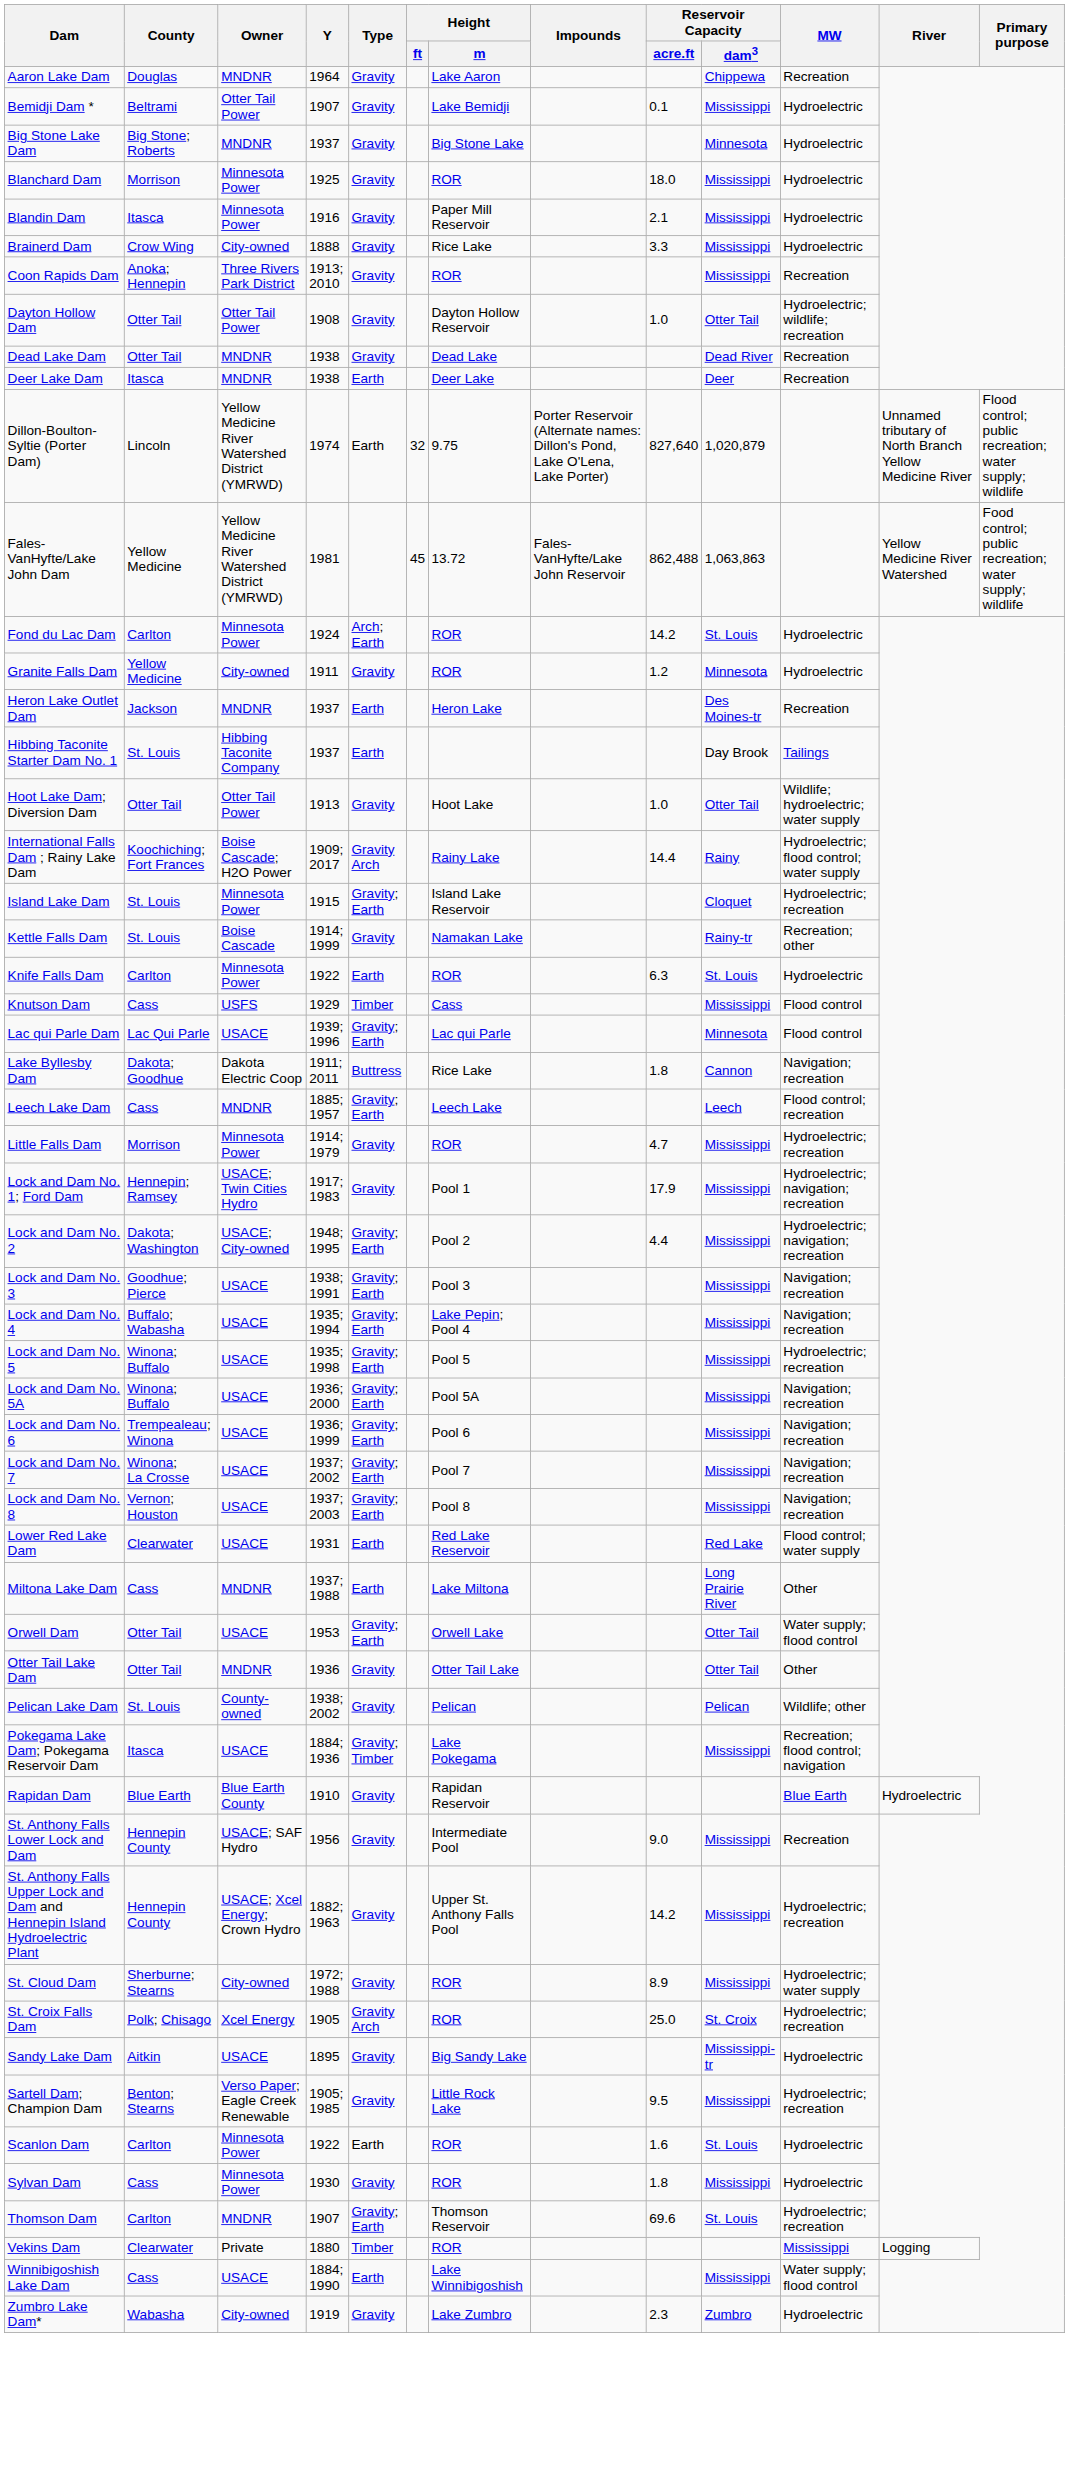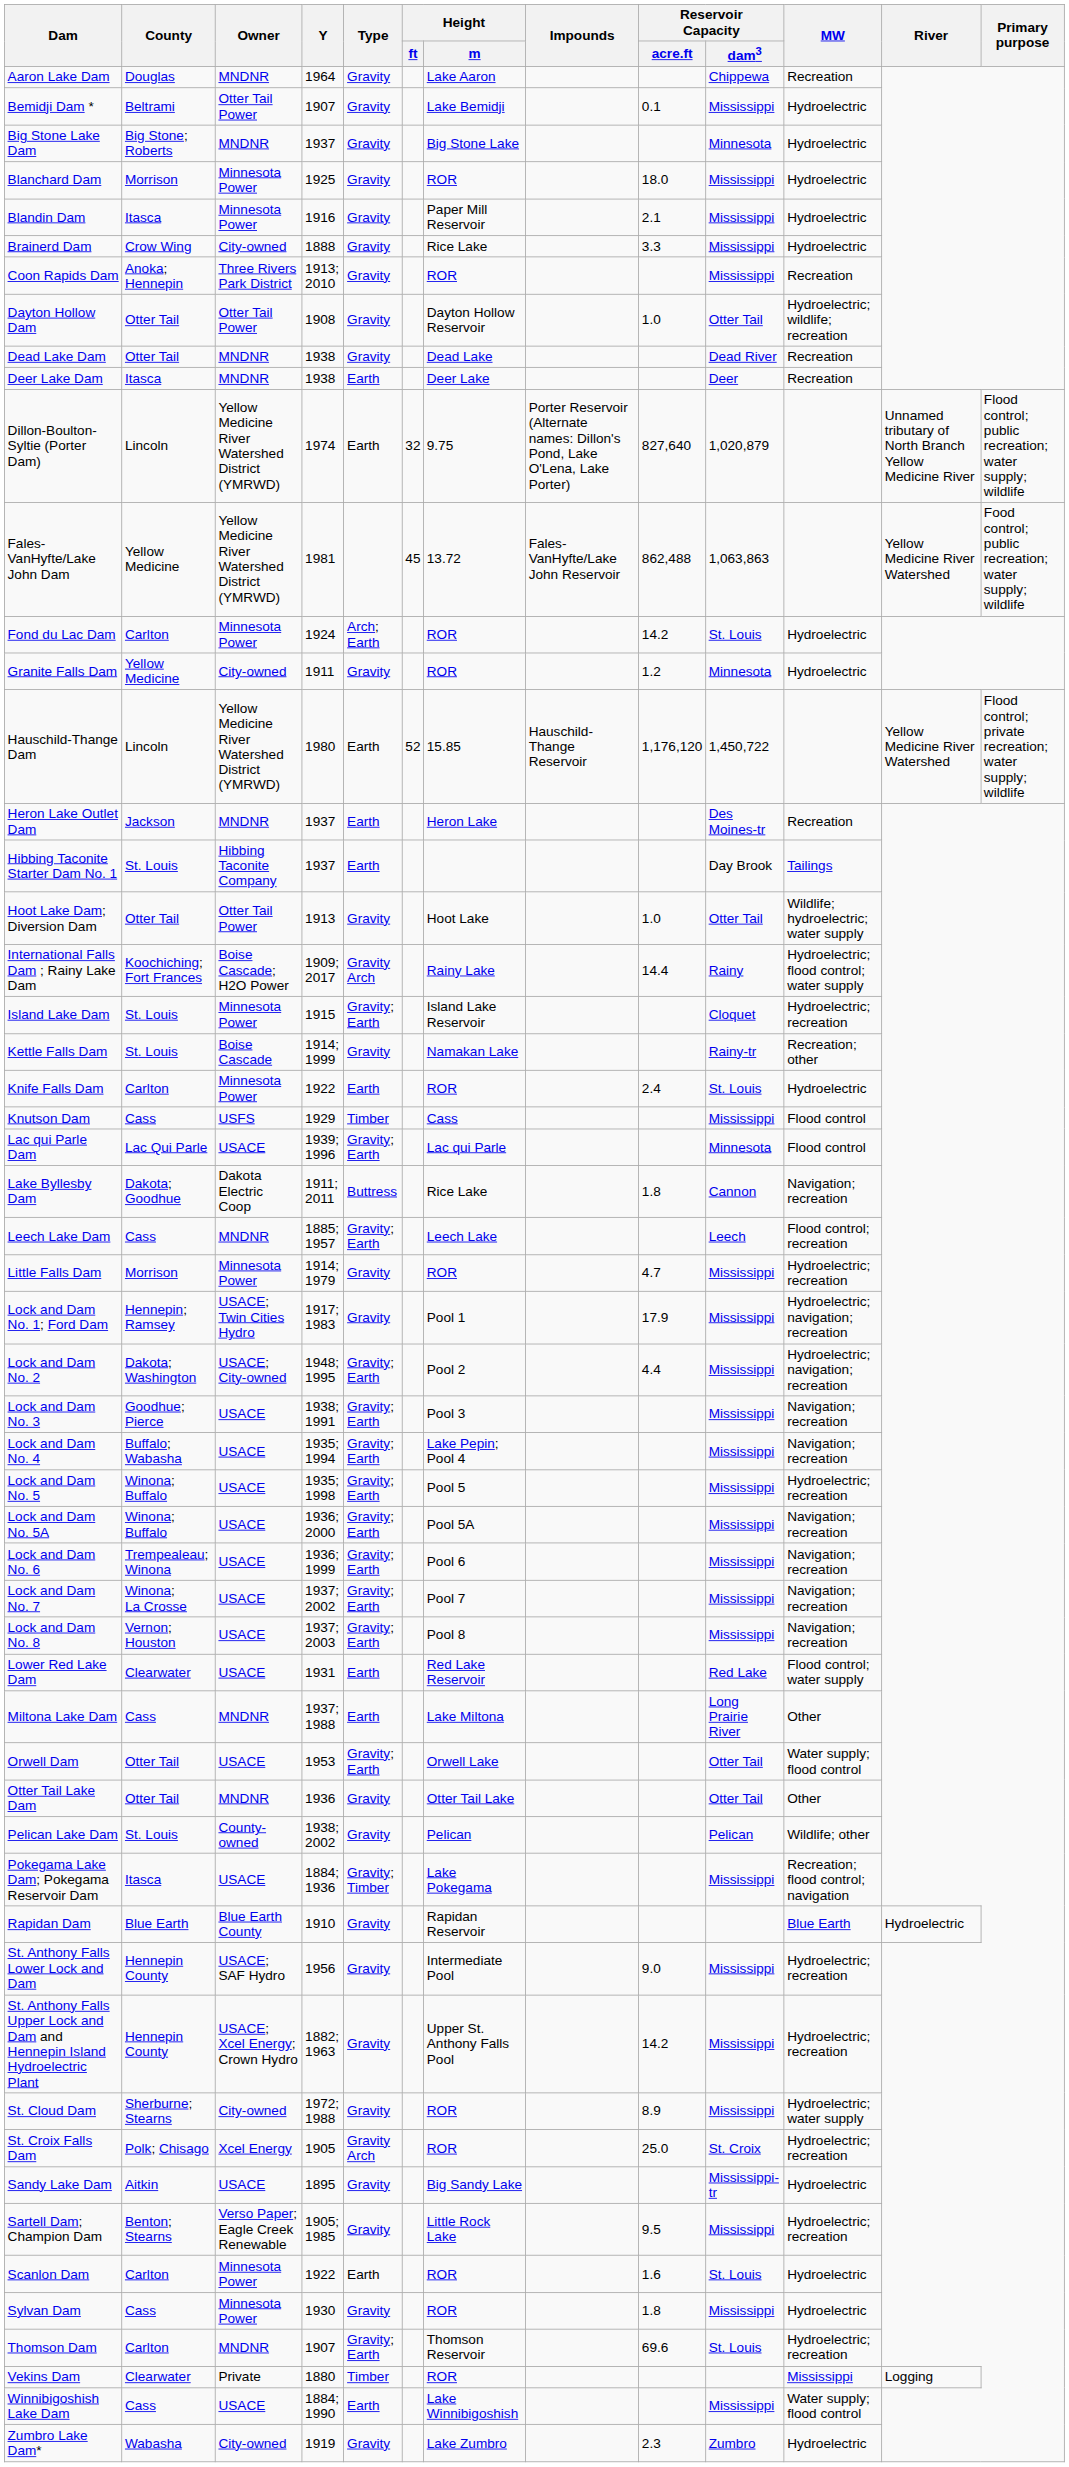+ row: (63, 746)
(659, 975) 6.3 -> (651, 1088) 2.4
(816, 1840) Recreation -> (829, 1968) Hydroelectric; recreation
